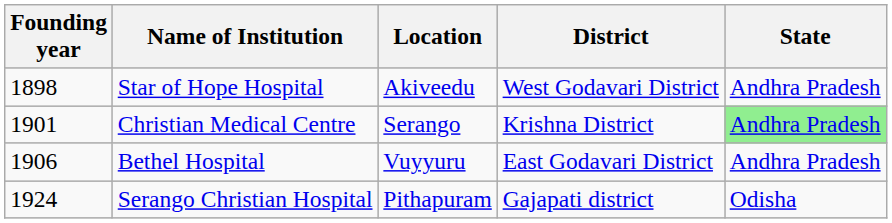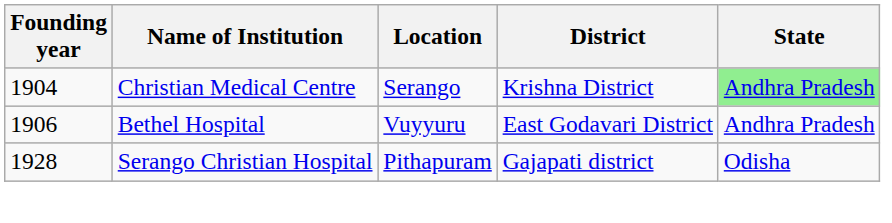- row: (221, 86)
(34, 124) 1901 -> (34, 86) 1904
(34, 198) 1924 -> (34, 161) 1928
